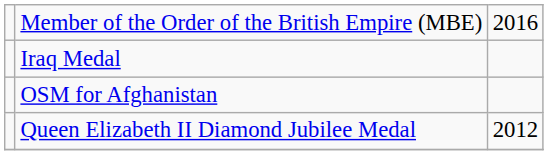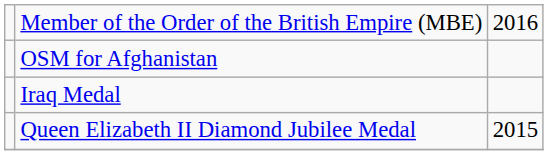rows swapped: (71, 58) <-> (119, 94)
(515, 130) 2012 -> (515, 130) 2015
